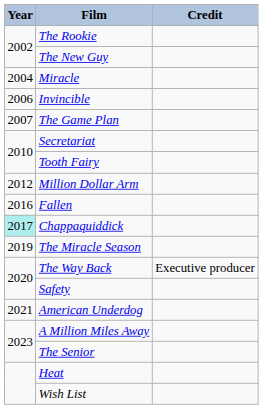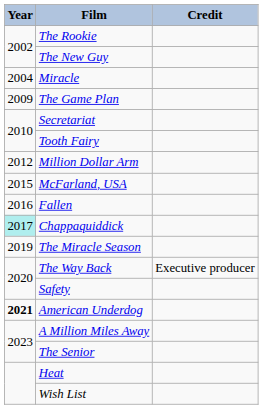- row: (64, 99)
(20, 120) 2007 -> (20, 99) 2009
+ row: (83, 183)
(20, 309) normal -> (20, 309) bold
